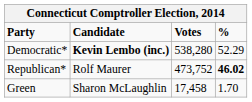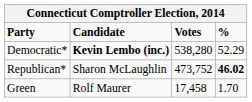(102, 69) Rolf Maurer -> (120, 69) Sharon McLaughlin
(120, 87) Sharon McLaughlin -> (102, 87) Rolf Maurer
